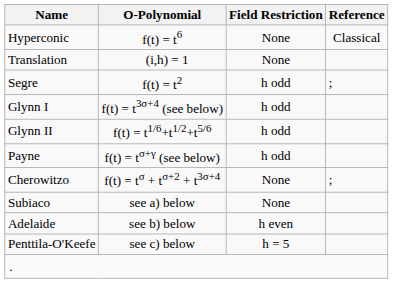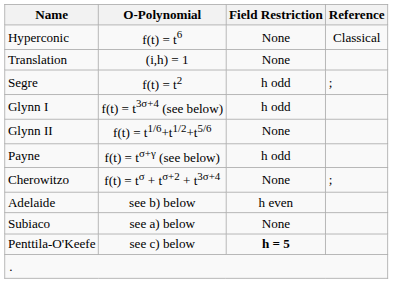(276, 131) h odd -> (276, 131) None
rows swapped: (29, 202) <-> (32, 223)
(276, 244) normal -> (276, 244) bold
